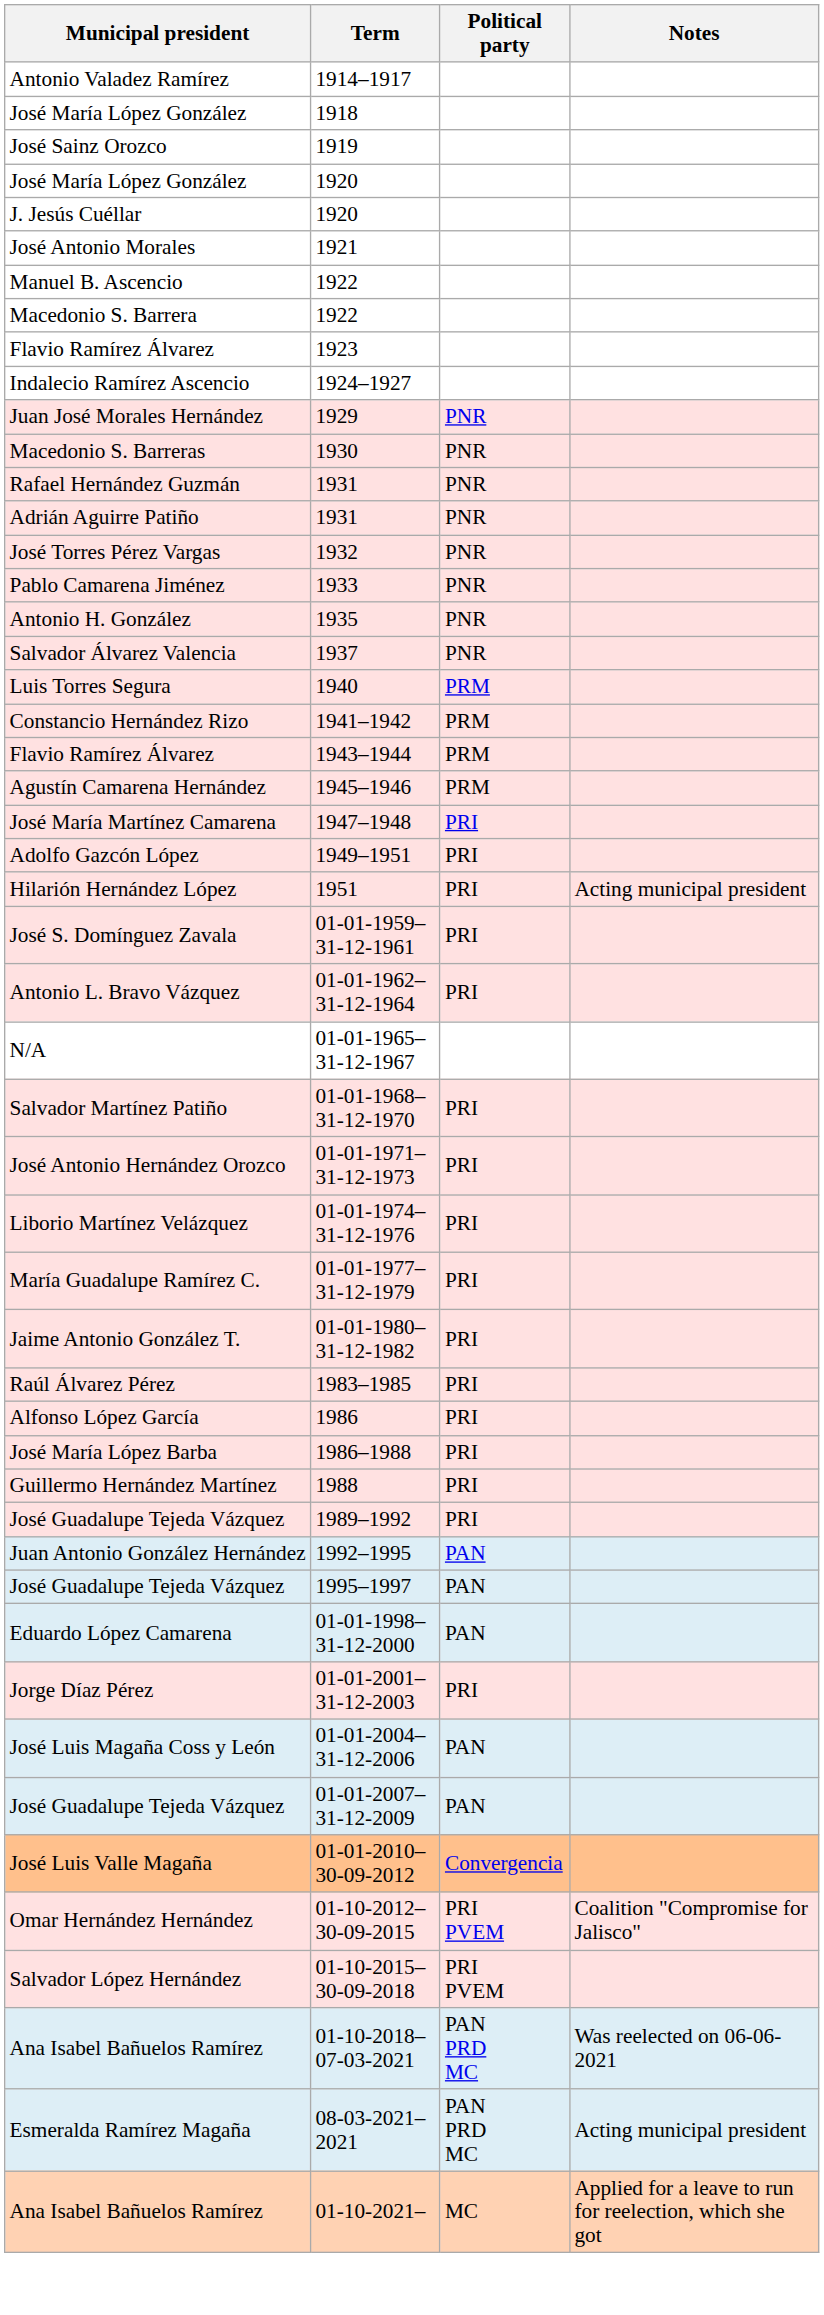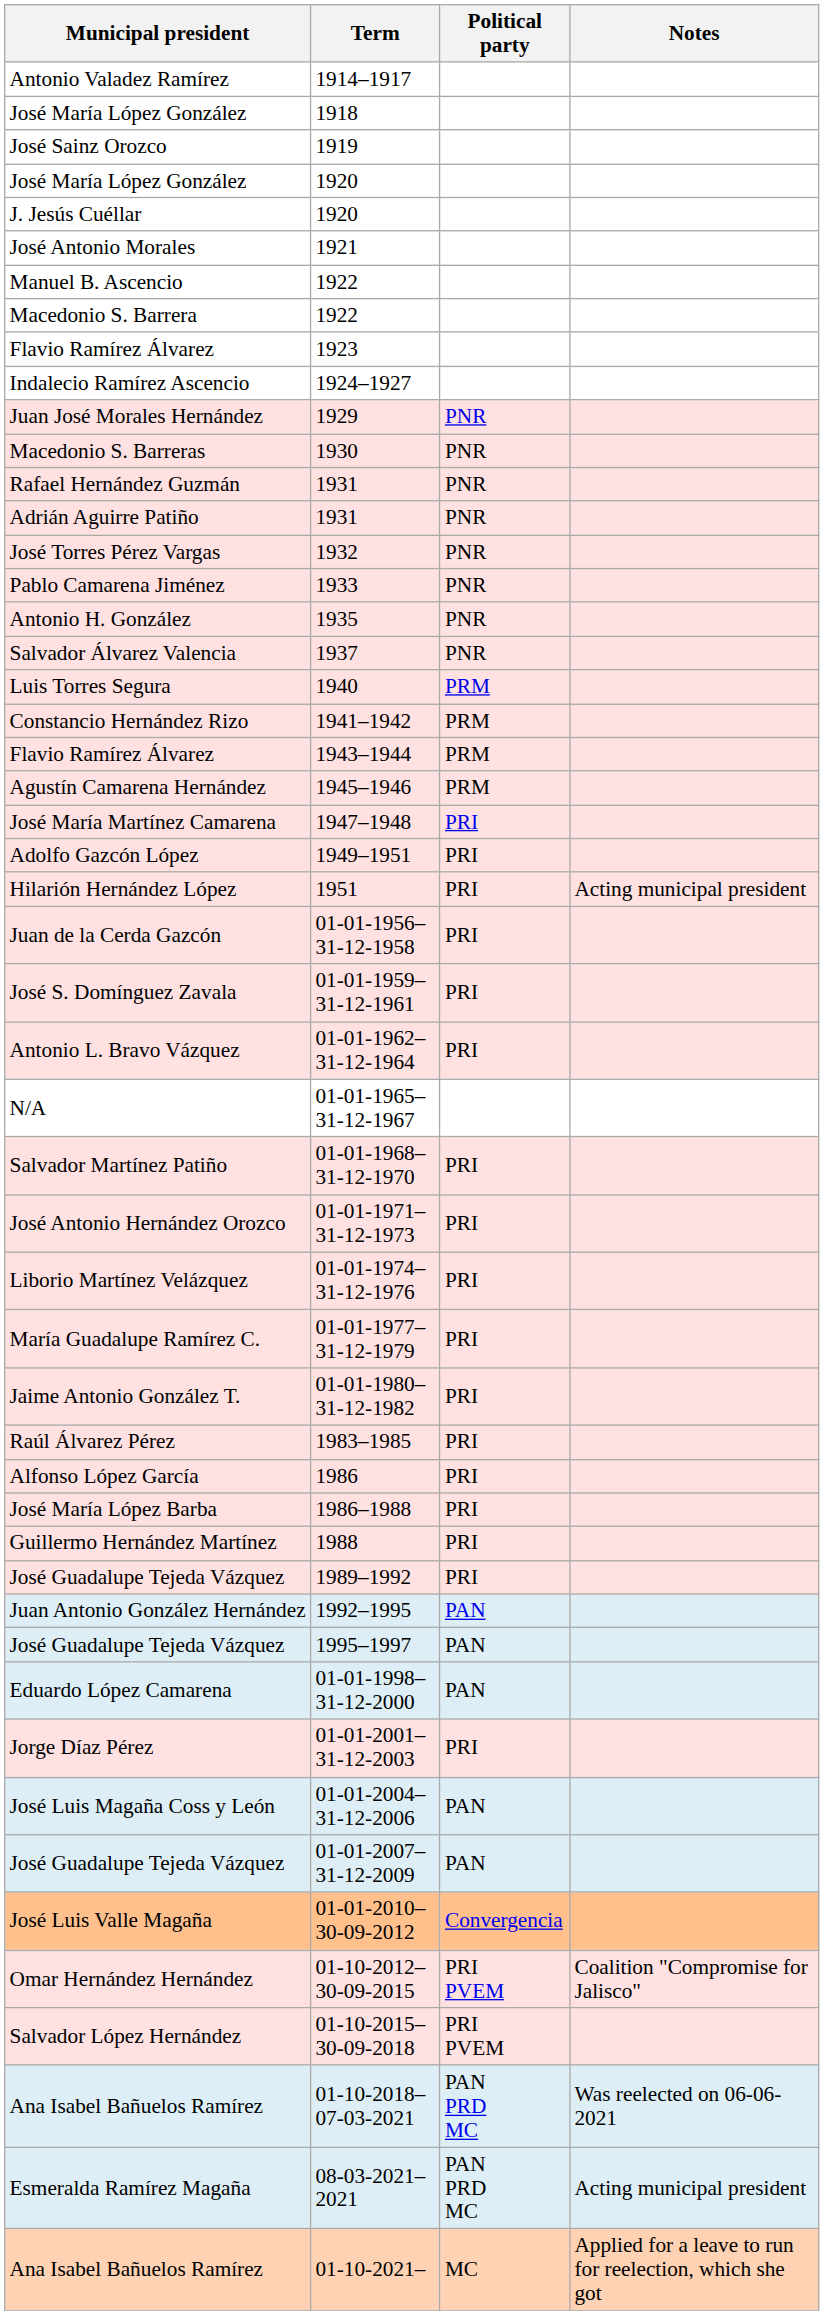+ row: (115, 934)
